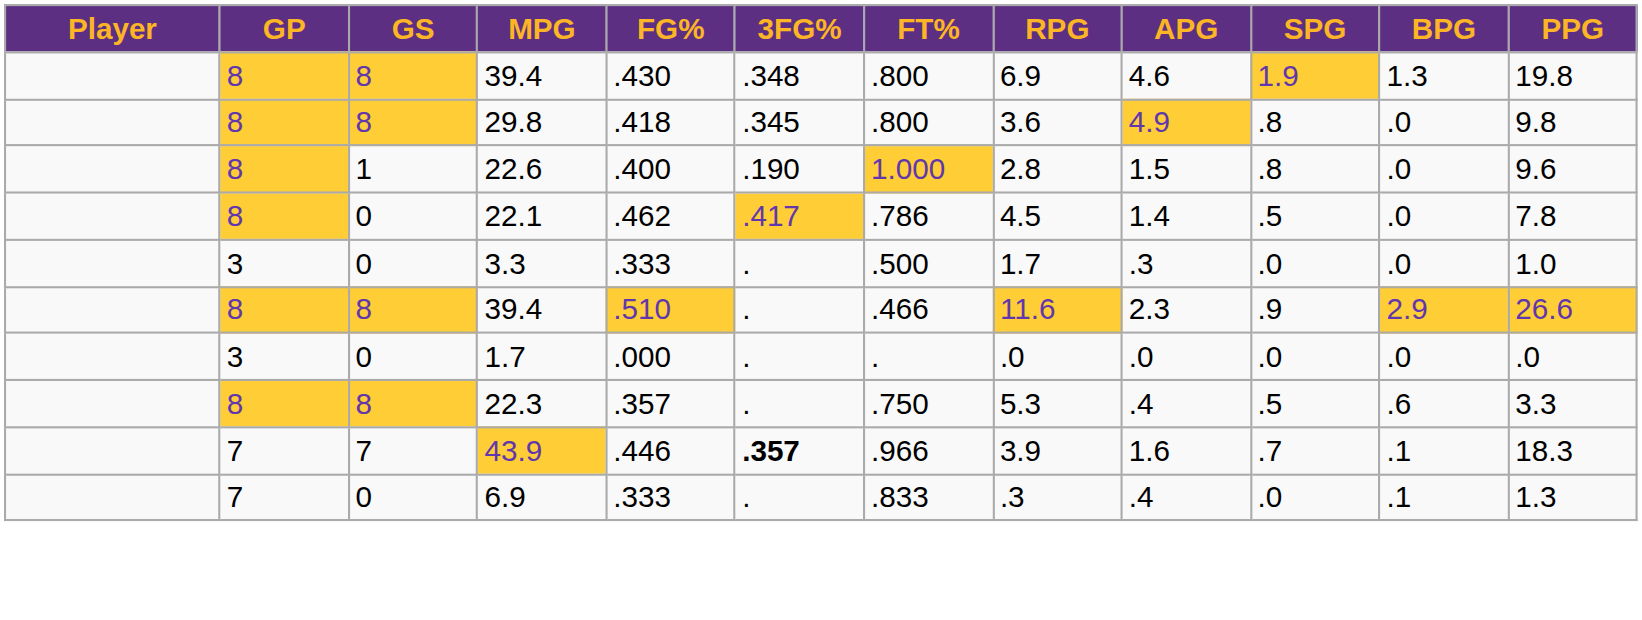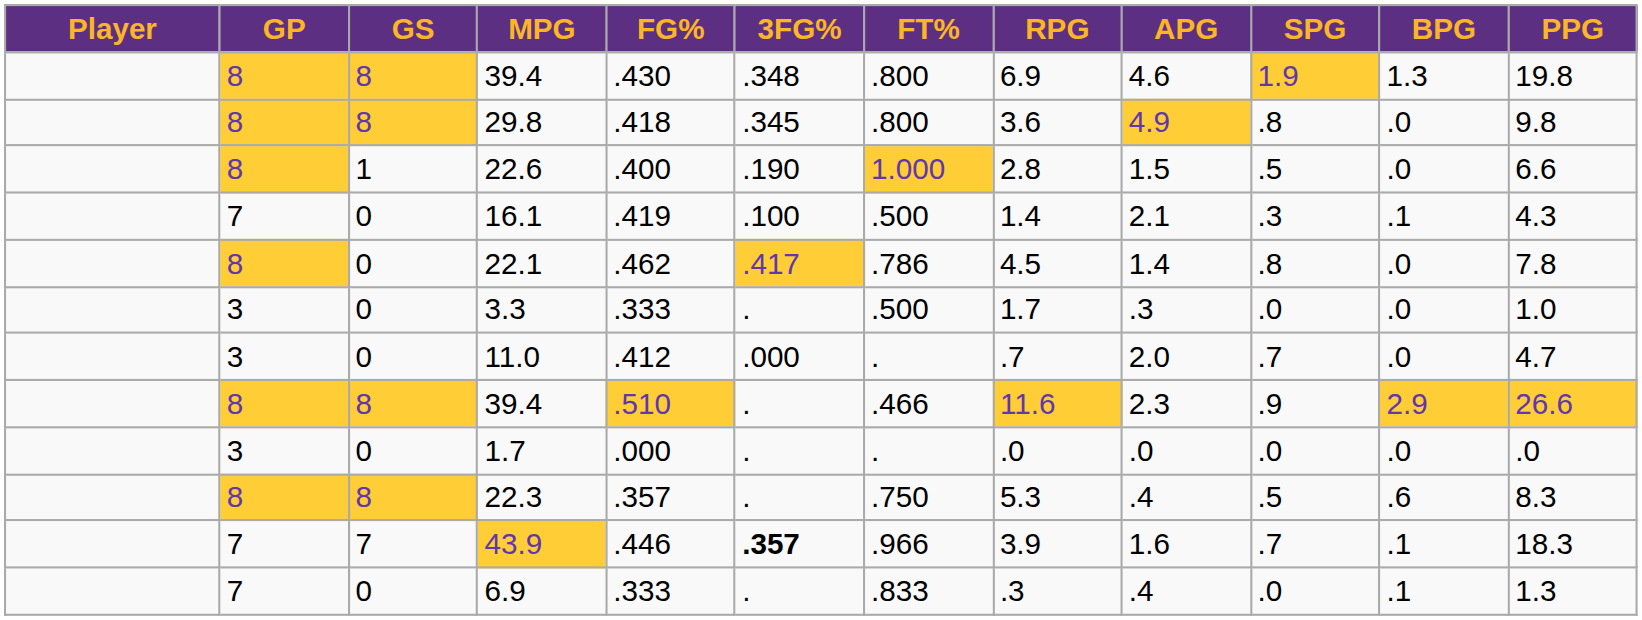(1270, 169) .8 -> (1270, 169) .5
(1536, 169) 9.6 -> (1536, 169) 6.6
+ row: (364, 216)
(1270, 216) .5 -> (1270, 263) .8
+ row: (364, 357)
(1536, 404) 3.3 -> (1536, 498) 8.3
